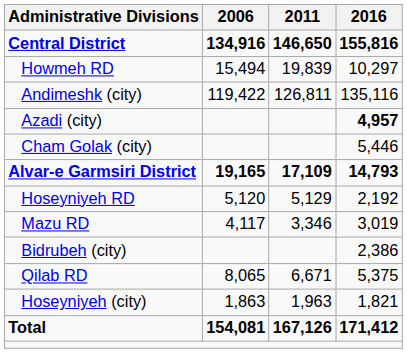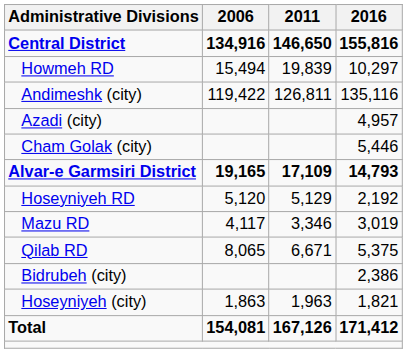(378, 120) bold -> (378, 120) normal
rows swapped: (54, 276) <-> (74, 250)
